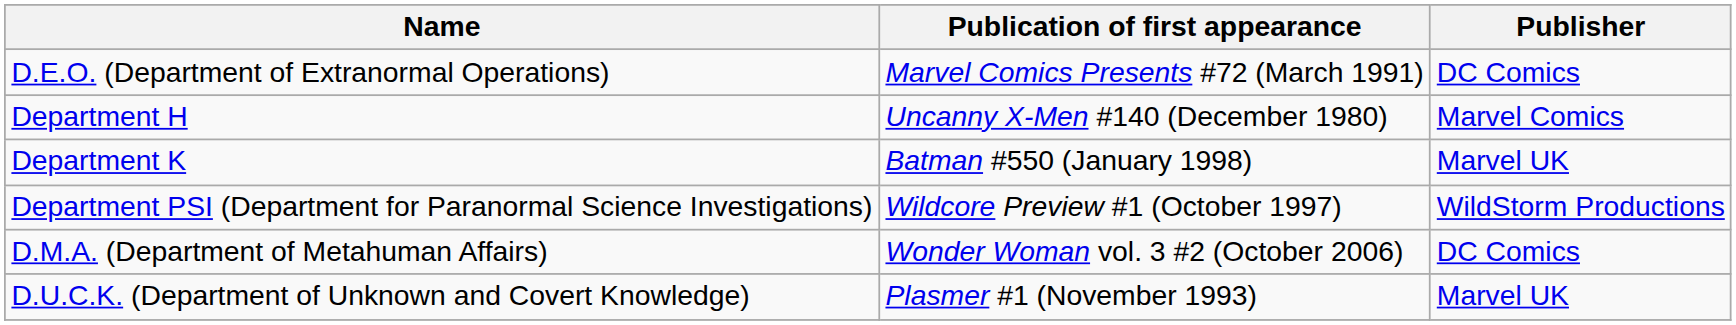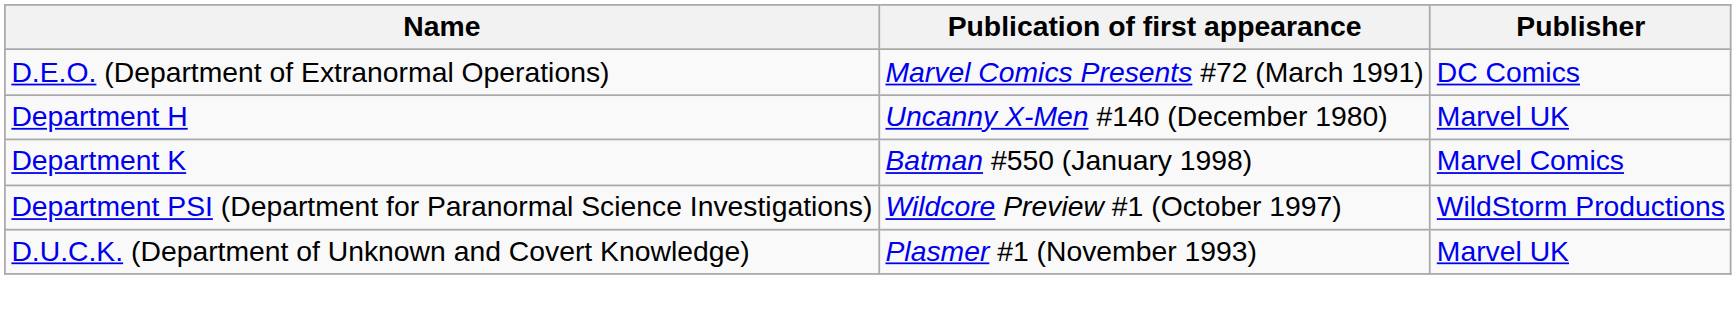(1530, 116) Marvel Comics -> (1503, 116) Marvel UK
(1503, 161) Marvel UK -> (1530, 161) Marvel Comics
- row: (280, 251)
